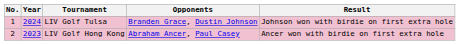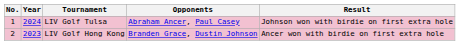(193, 23) Branden Grace, Dustin Johnson -> (184, 23) Abraham Ancer, Paul Casey
(184, 35) Abraham Ancer, Paul Casey -> (193, 35) Branden Grace, Dustin Johnson
